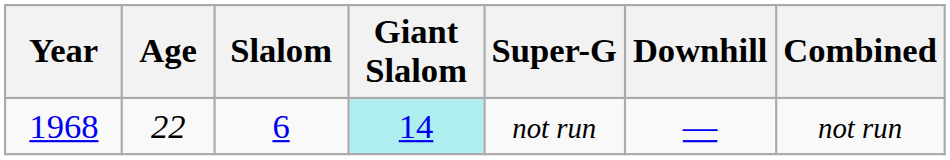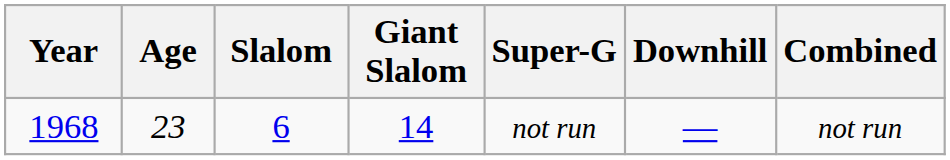(168, 125) 22 -> (168, 125) 23
(416, 125) paleturquoise background -> (416, 125) no background
